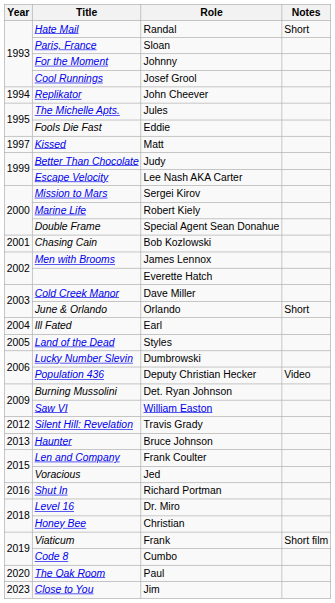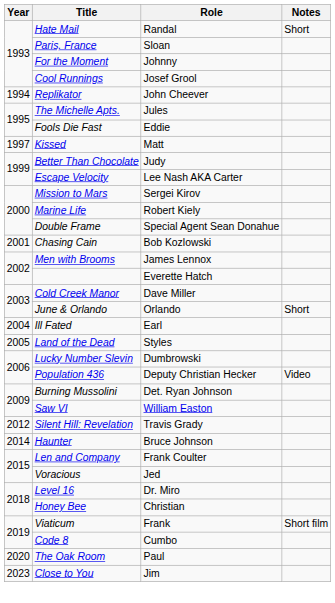(18, 441) 2013 -> (18, 441) 2014
- row: (51, 491)
